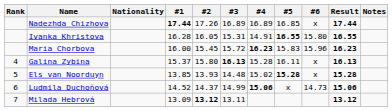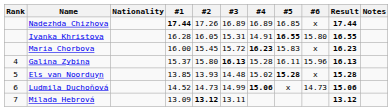(315, 49) 15.96 -> (315, 49) x
(315, 62) x -> (315, 62) 15.96
(207, 87) 14.37 -> (207, 87) 14.73
